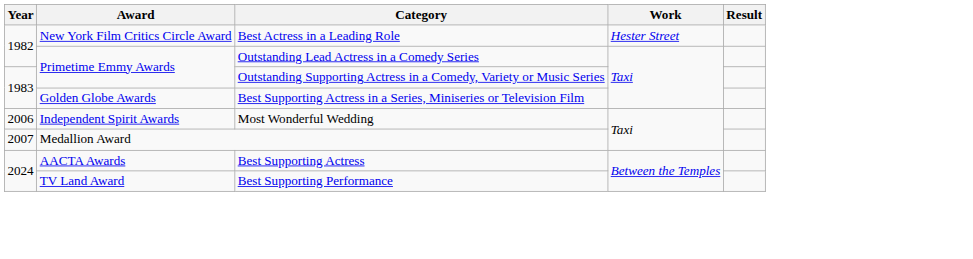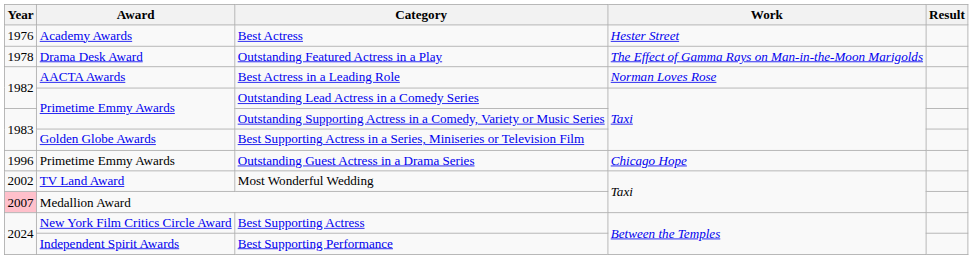+ row: (270, 35)
+ row: (340, 56)
(136, 35) New York Film Critics Circle Award -> (83, 77) AACTA Awards
(645, 35) Hester Street -> (664, 77) Norman Loves Rose
+ row: (356, 160)
(21, 118) 2006 -> (21, 181) 2002
(109, 118) Independent Spirit Awards -> (82, 181) TV Land Award
(21, 139) no background -> (21, 202) pink background
(83, 160) AACTA Awards -> (136, 222) New York Film Critics Circle Award
(82, 181) TV Land Award -> (109, 243) Independent Spirit Awards
